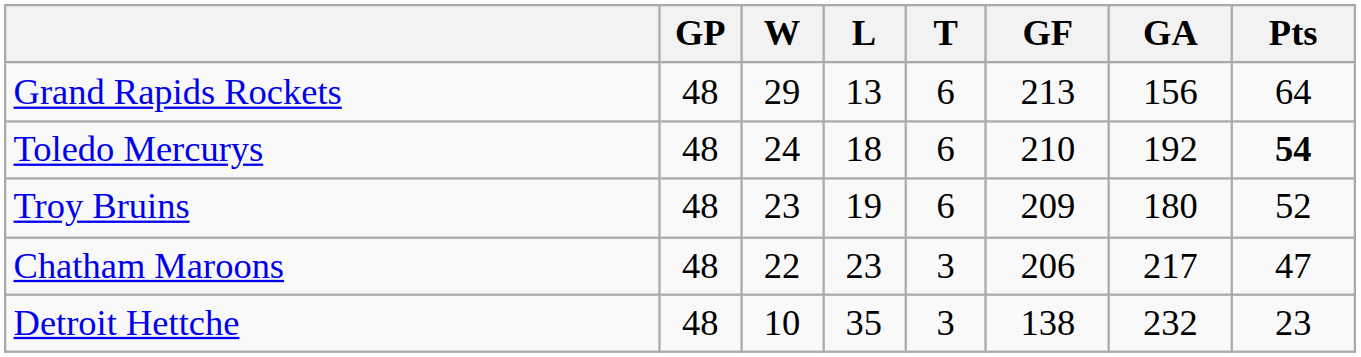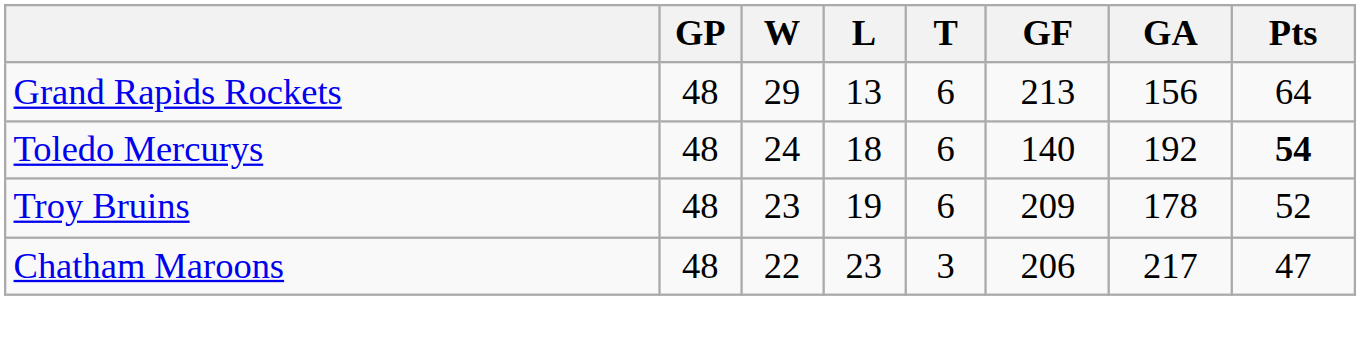(1048, 149) 210 -> (1048, 149) 140
(1170, 206) 180 -> (1170, 206) 178
- row: (126, 322)
